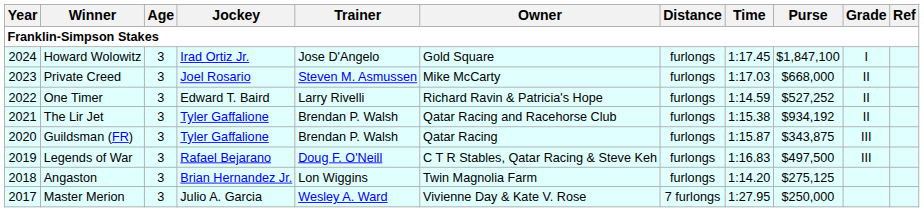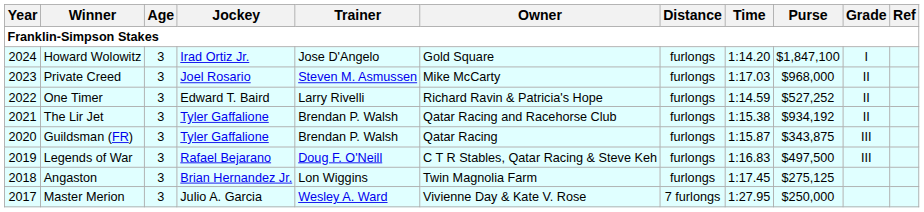(749, 57) 1:17.45 -> (749, 57) 1:14.20
(808, 77) $668,000 -> (808, 77) $968,000
(749, 177) 1:14.20 -> (749, 177) 1:17.45
